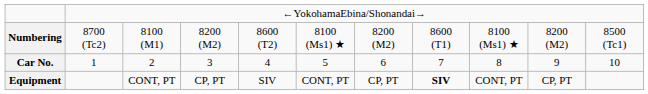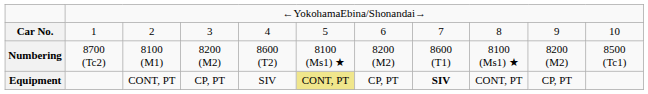rows swapped: (35, 62) <-> (35, 38)
(325, 80) no background -> (325, 80) khaki background
